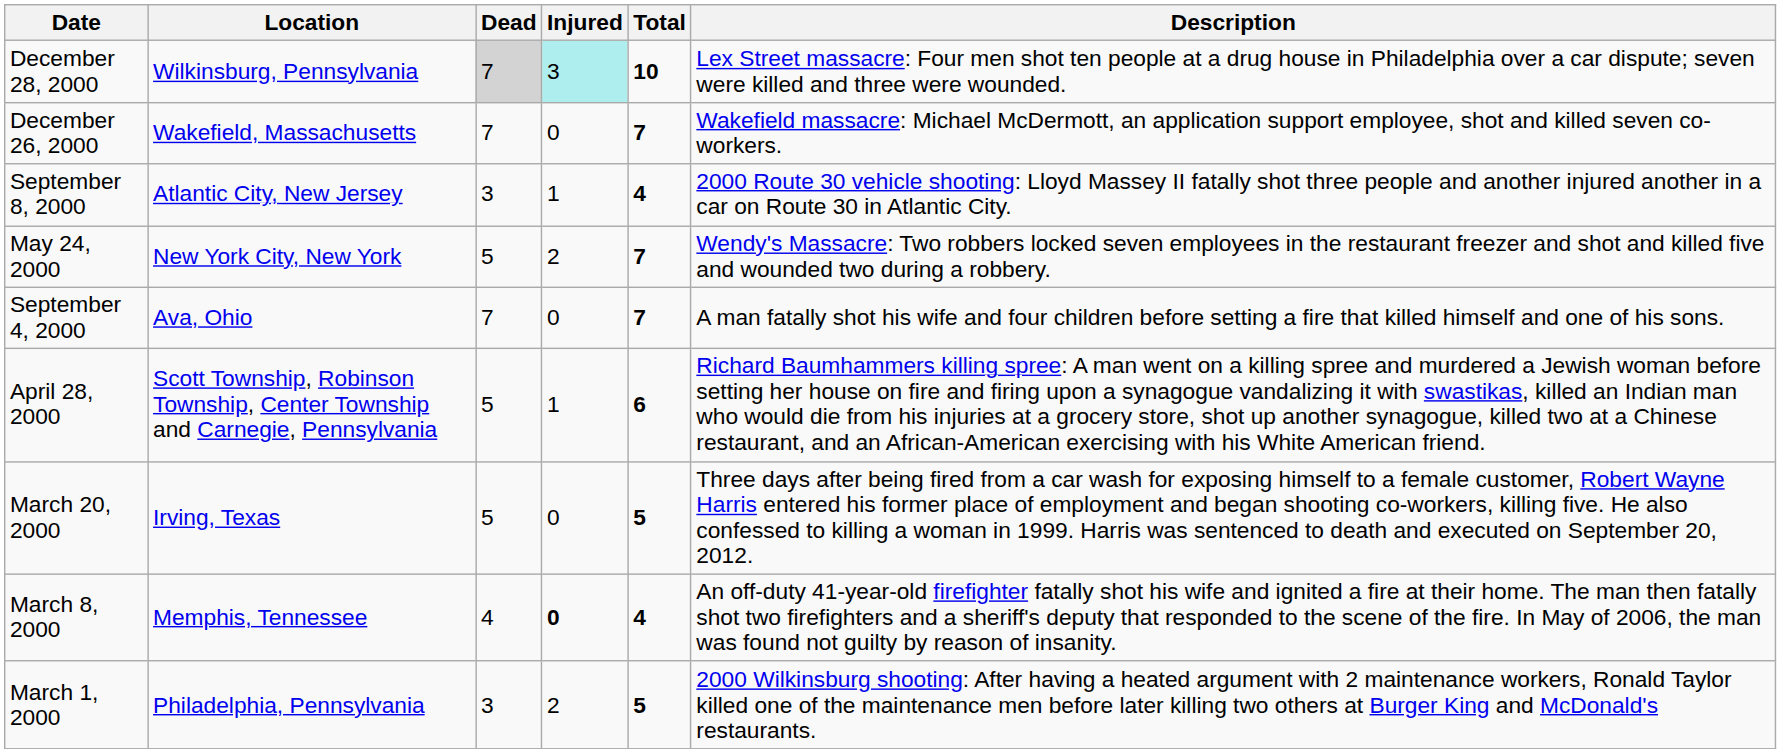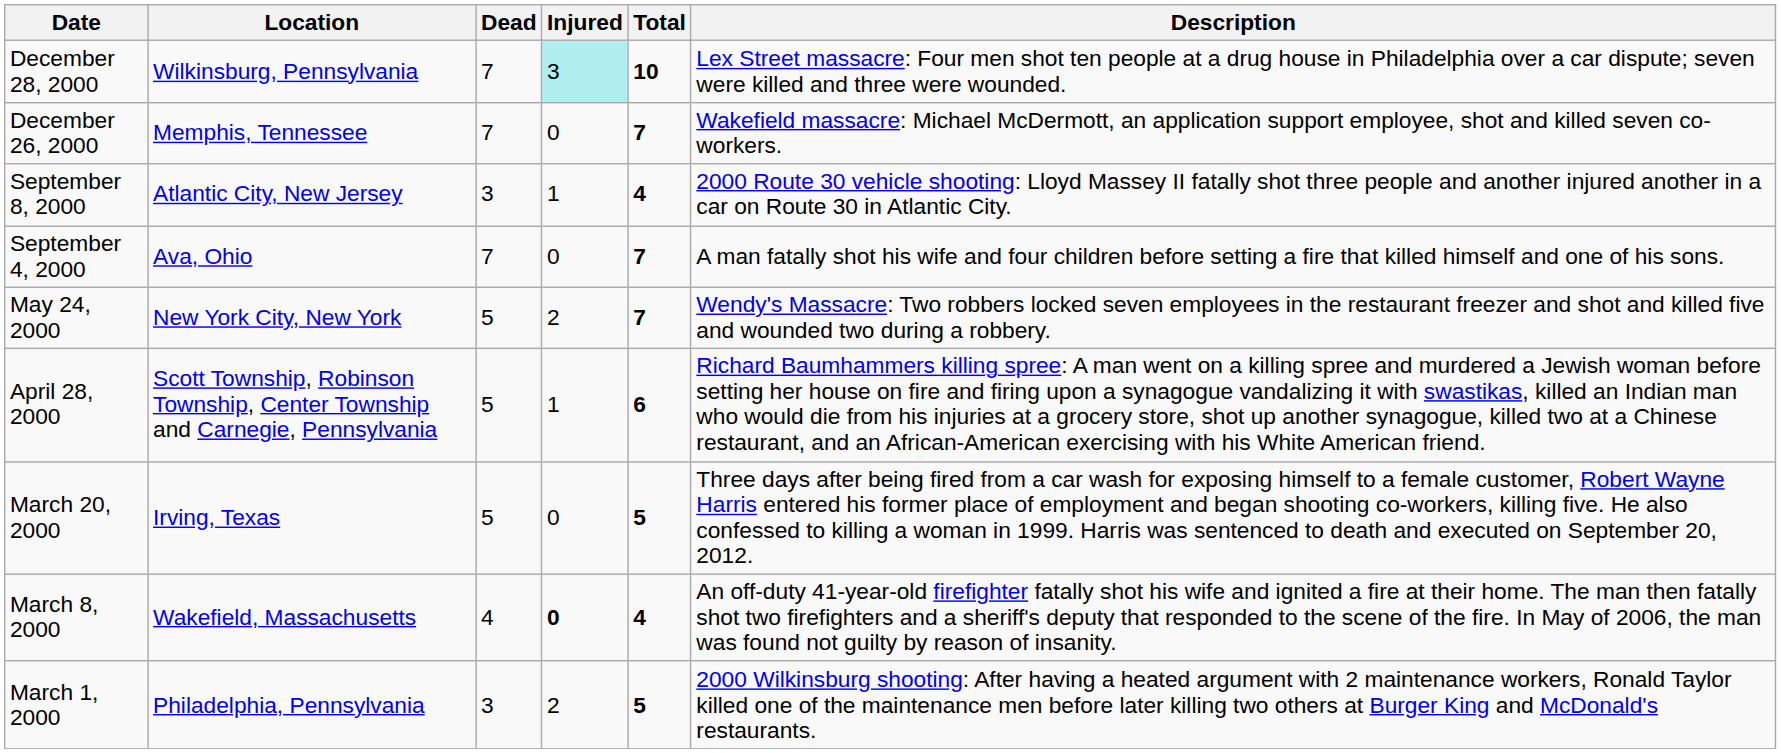(487, 71) lightgrey background -> (487, 71) no background
(285, 132) Wakefield, Massachusetts -> (260, 132) Memphis, Tennessee
rows swapped: (66, 317) <-> (50, 256)
(260, 617) Memphis, Tennessee -> (285, 617) Wakefield, Massachusetts
